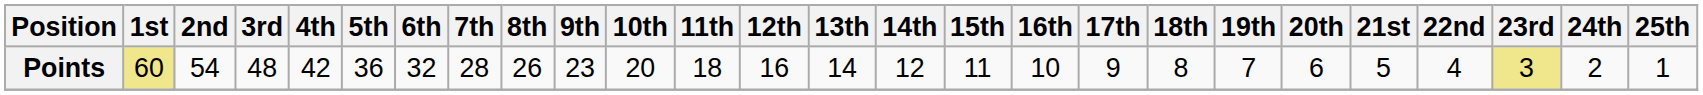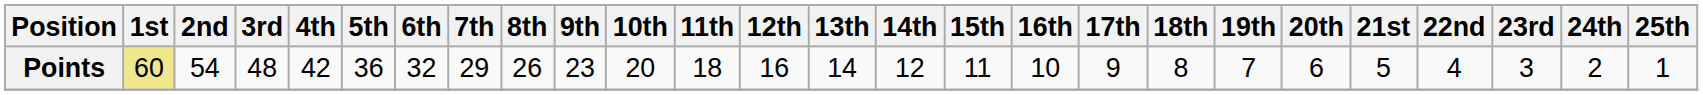(474, 68) 28 -> (474, 68) 29
(1526, 68) khaki background -> (1526, 68) no background
